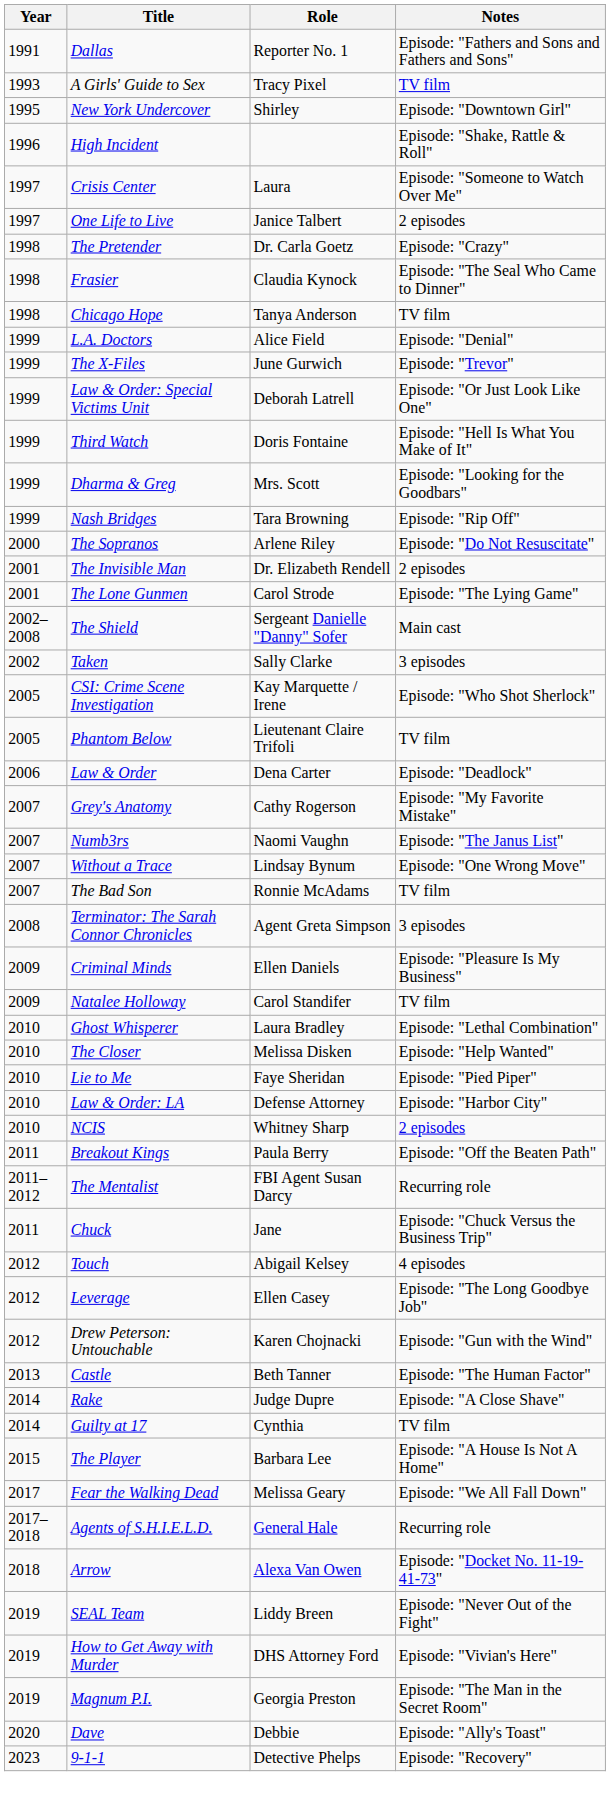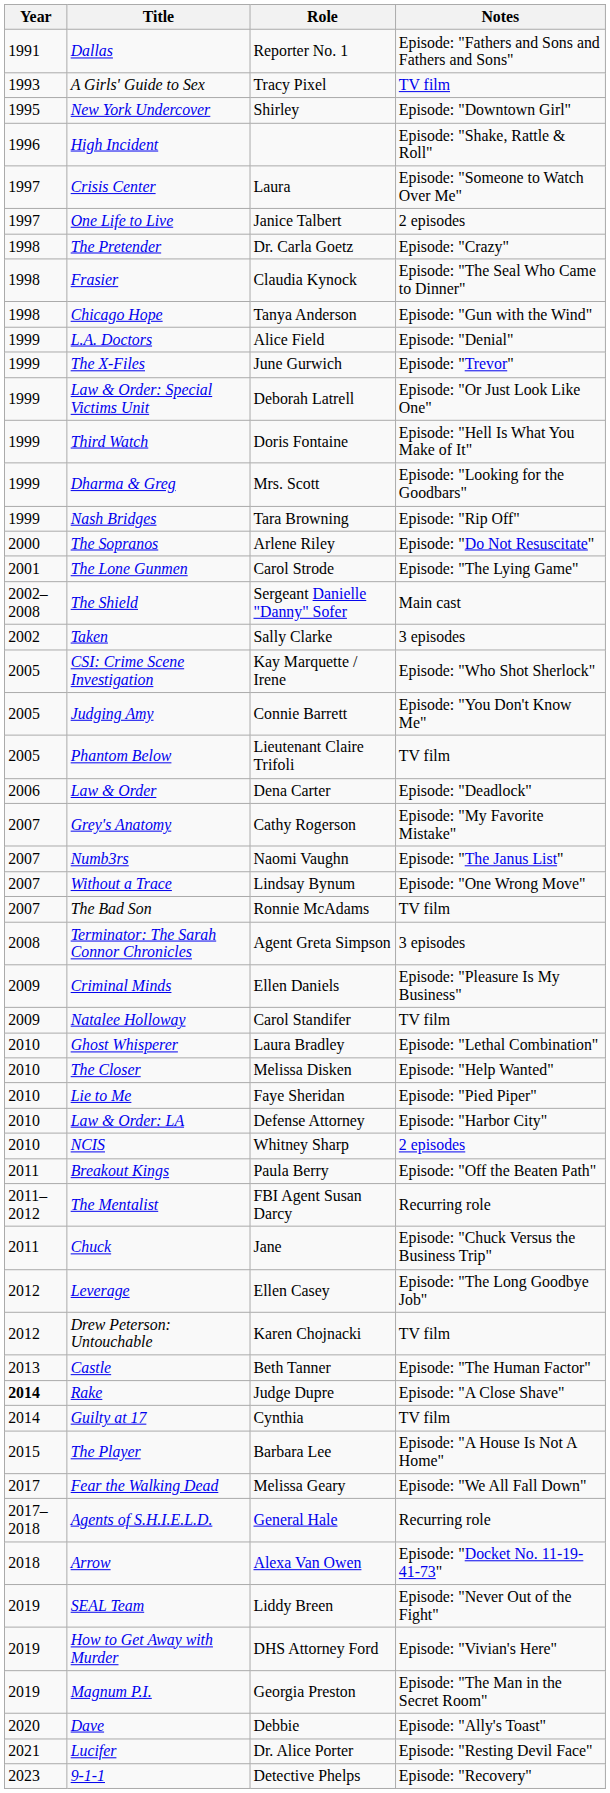(424, 314) TV film -> (495, 314) Episode: "Gun with the Wind"
- row: (128, 568)
+ row: (112, 713)
- row: (90, 1264)
(495, 1341) Episode: "Gun with the Wind" -> (424, 1333) TV film
(24, 1400) normal -> (24, 1392) bold
+ row: (94, 1751)
